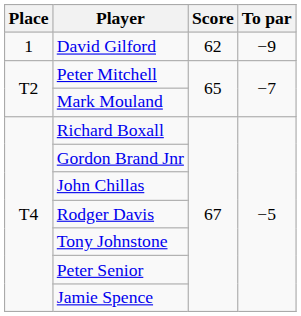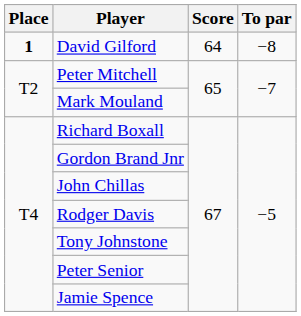(29, 46) normal -> (29, 46) bold
(213, 46) 62 -> (213, 46) 64
(267, 46) −9 -> (267, 46) −8
